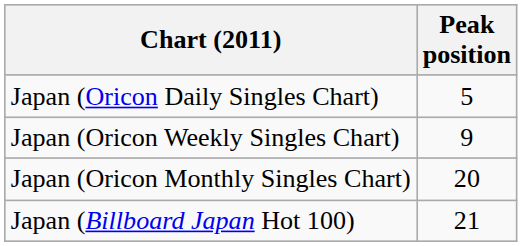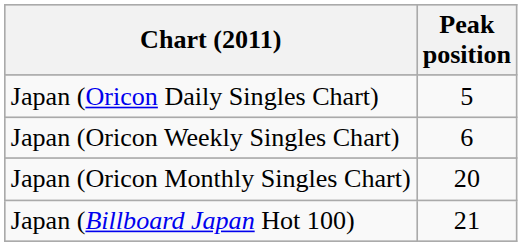(467, 137) 9 -> (467, 137) 6
